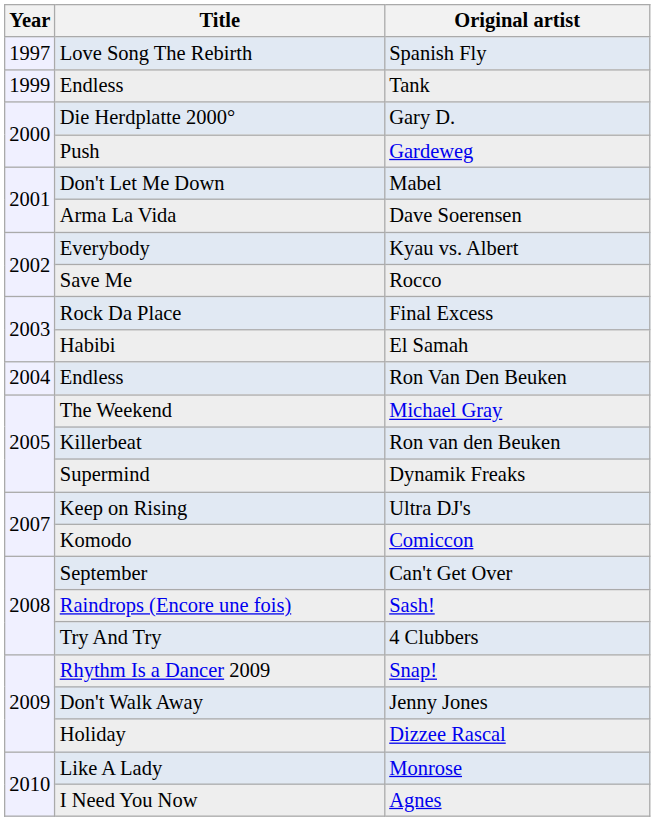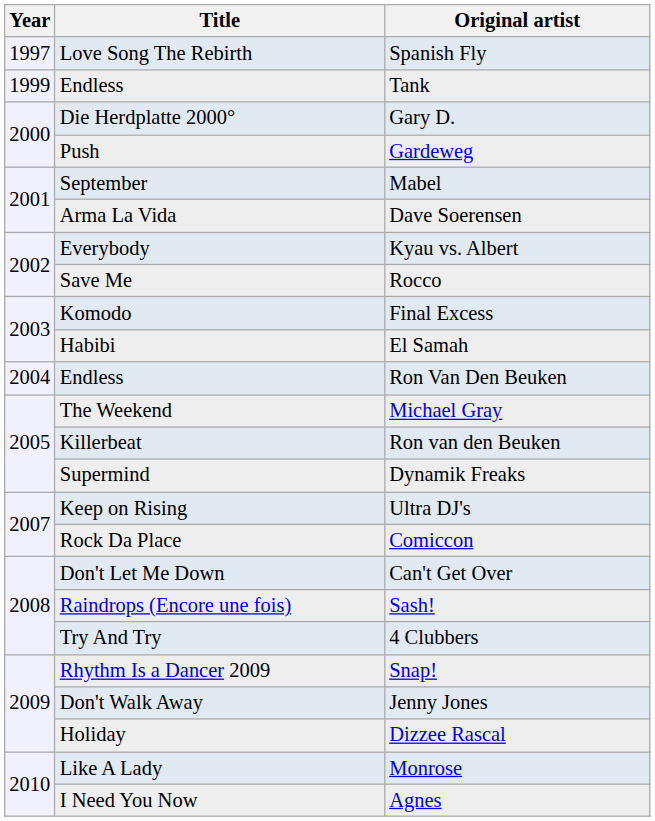(142, 183) Don't Let Me Down -> (104, 183) September
(121, 313) Rock Da Place -> (96, 313) Komodo
(96, 540) Komodo -> (121, 540) Rock Da Place
(104, 572) September -> (142, 572) Don't Let Me Down
